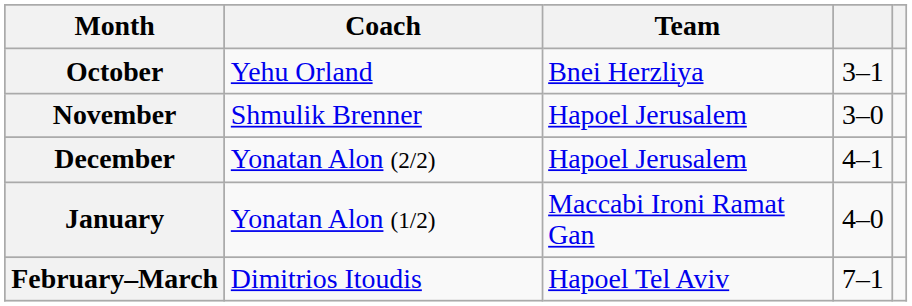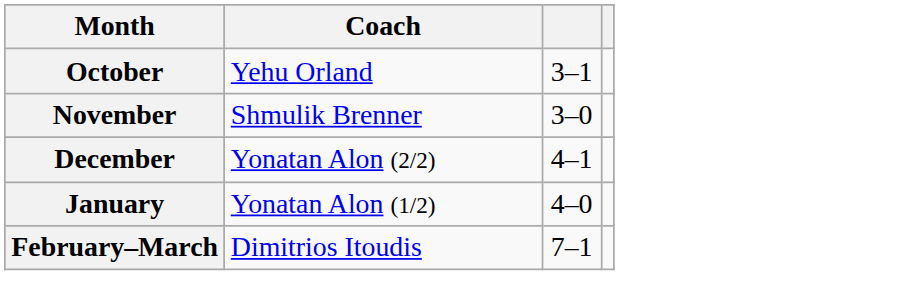- column: (687, 26)
